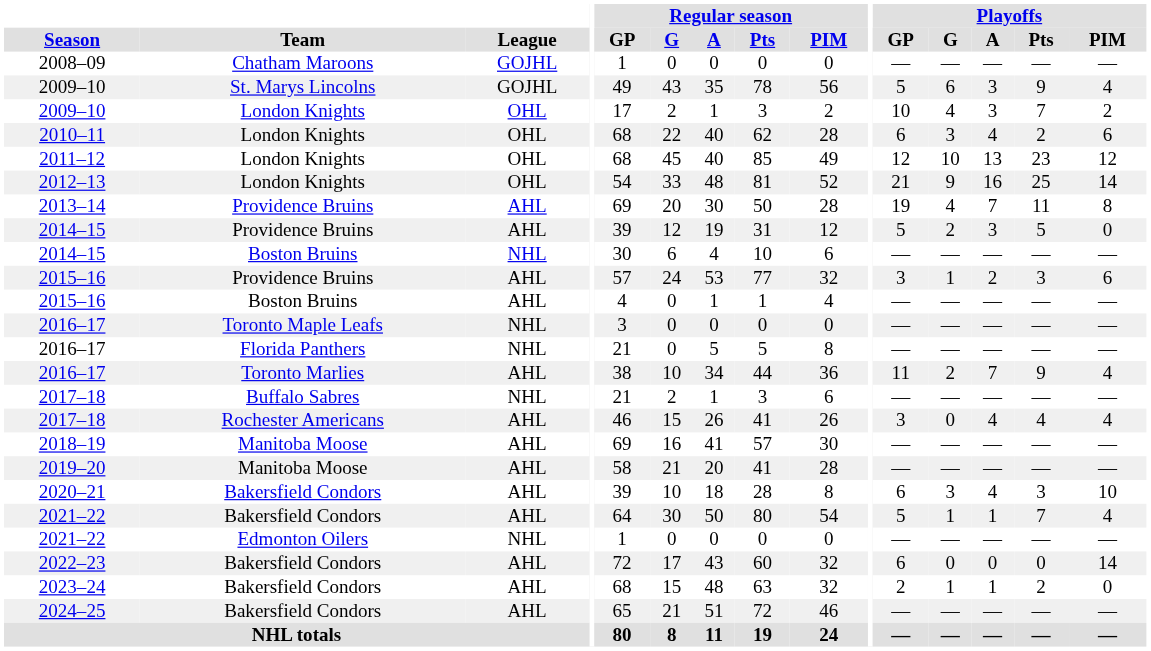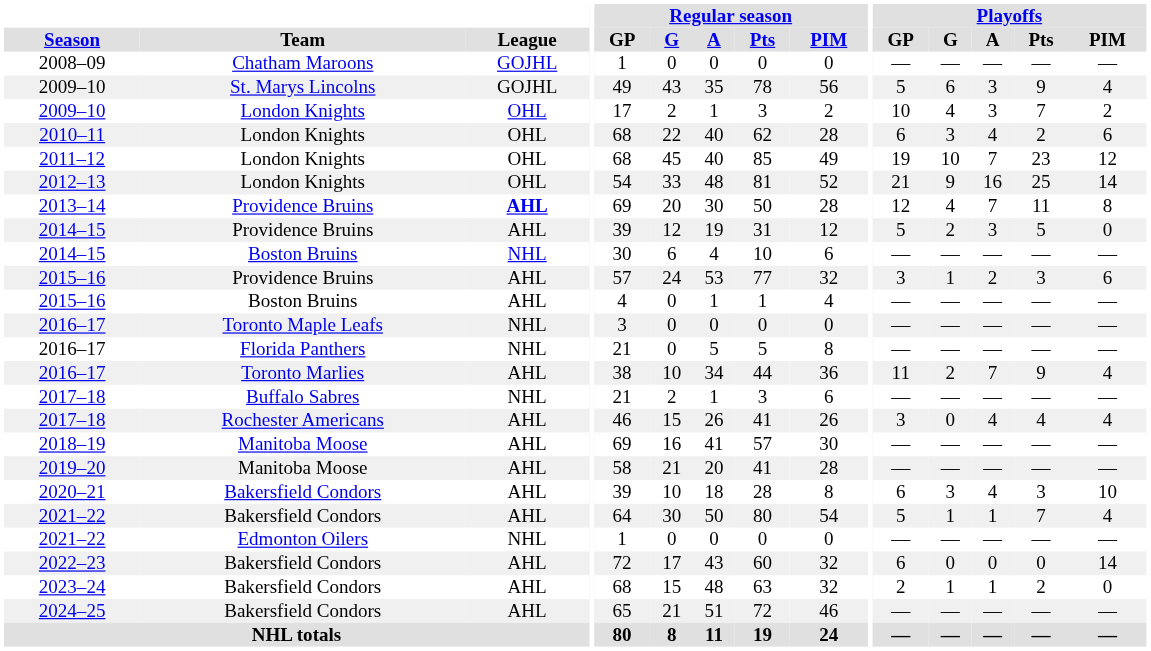(901, 158) 12 -> (901, 158) 19
(993, 158) 13 -> (993, 158) 7
(527, 206) normal -> (527, 206) bold
(901, 206) 19 -> (901, 206) 12
